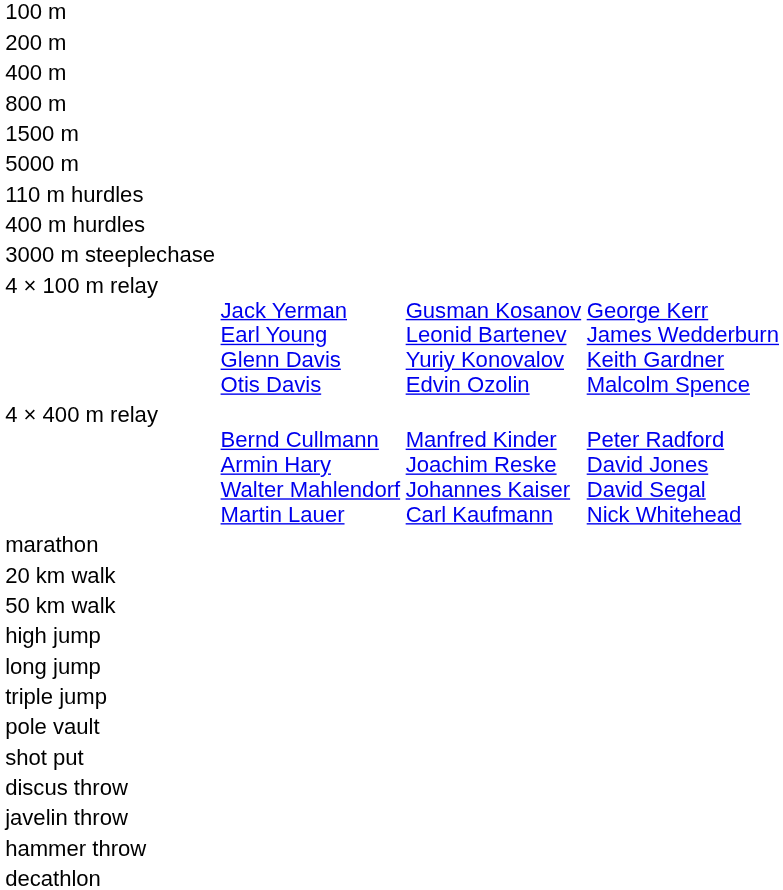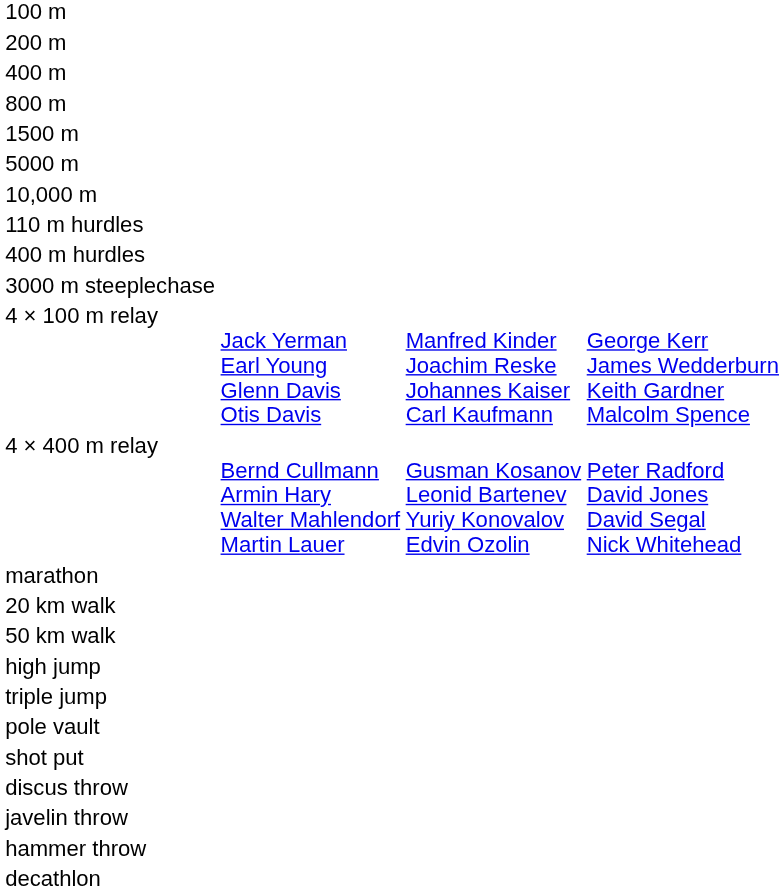+ row: (51, 194)
(493, 347) Gusman Kosanov Leonid Bartenev Yuriy Konovalov Edvin Ozolin -> (488, 378) Manfred Kinder Joachim Reske Johannes Kaiser Carl Kaufmann
(488, 477) Manfred Kinder Joachim Reske Johannes Kaiser Carl Kaufmann -> (493, 507) Gusman Kosanov Leonid Bartenev Yuriy Konovalov Edvin Ozolin
- row: (53, 666)
